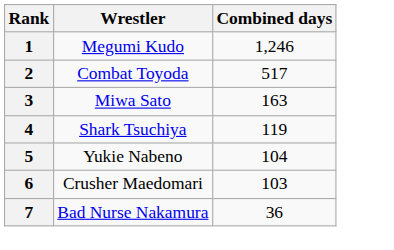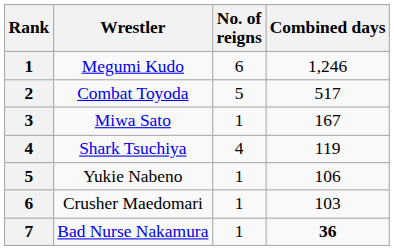+ column: (239, 28)
(274, 101) 163 -> (328, 120) 167
(274, 156) 104 -> (328, 176) 106
(274, 211) normal -> (328, 231) bold
